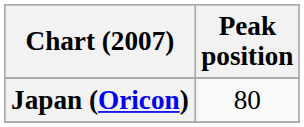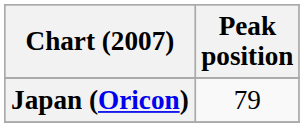(247, 99) 80 -> (247, 99) 79
